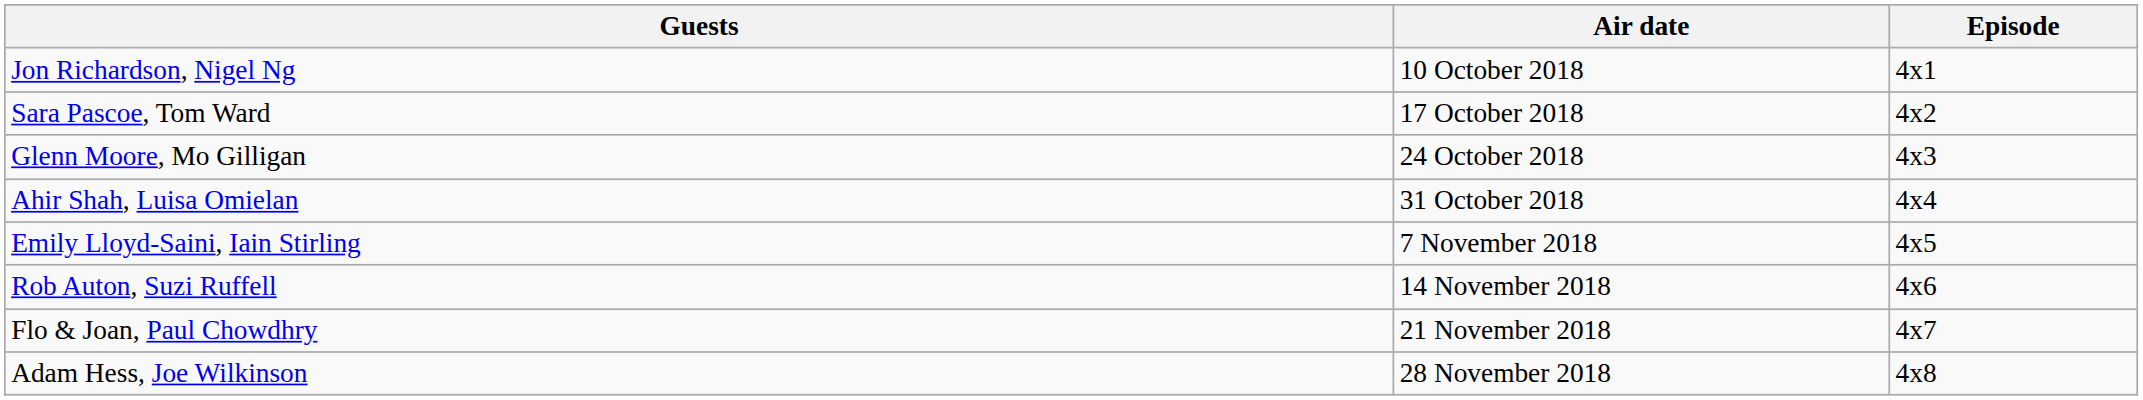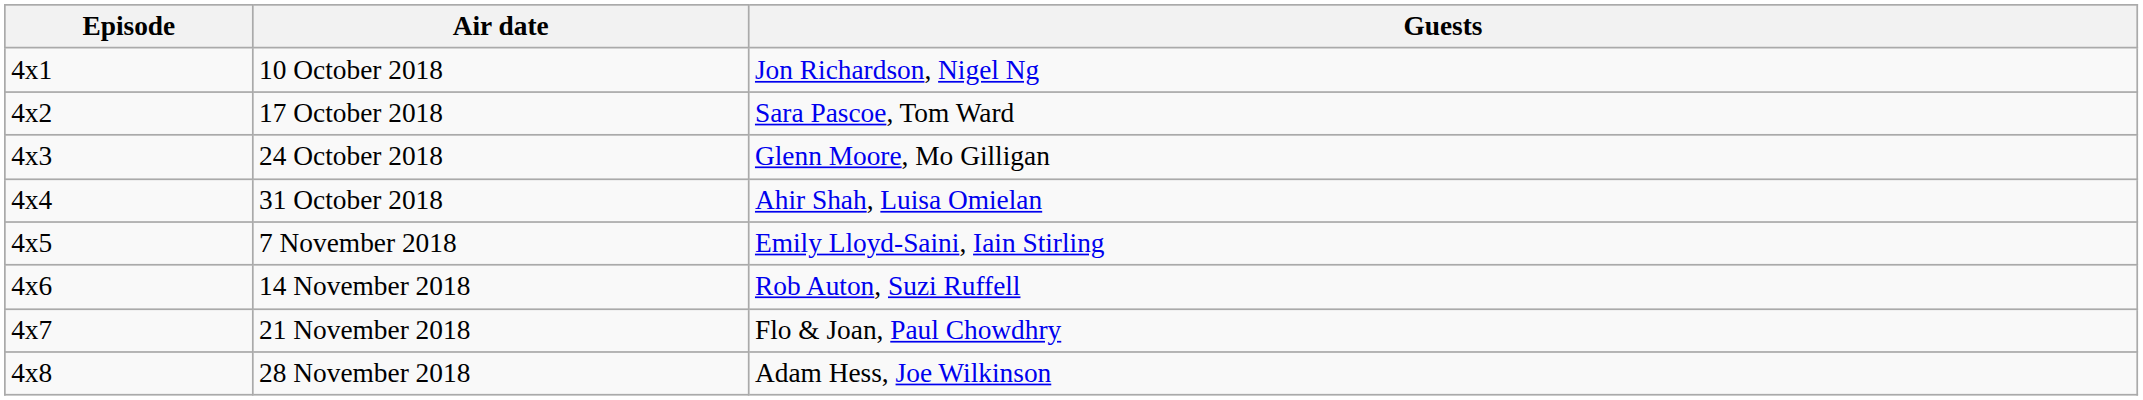columns swapped: (2013, 26) <-> (699, 26)
